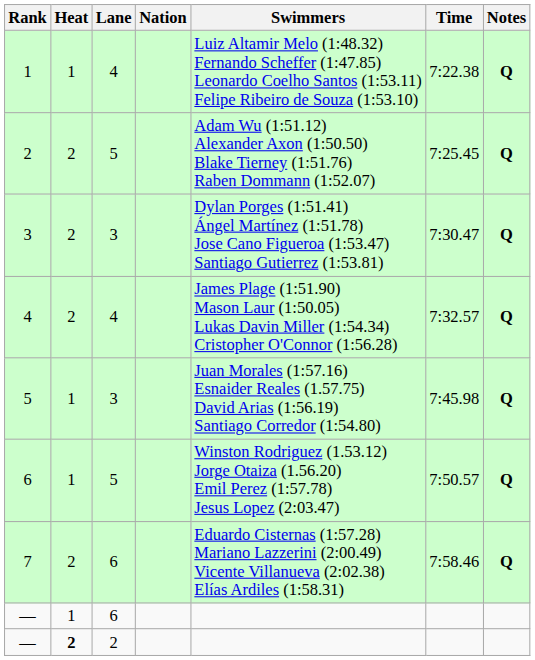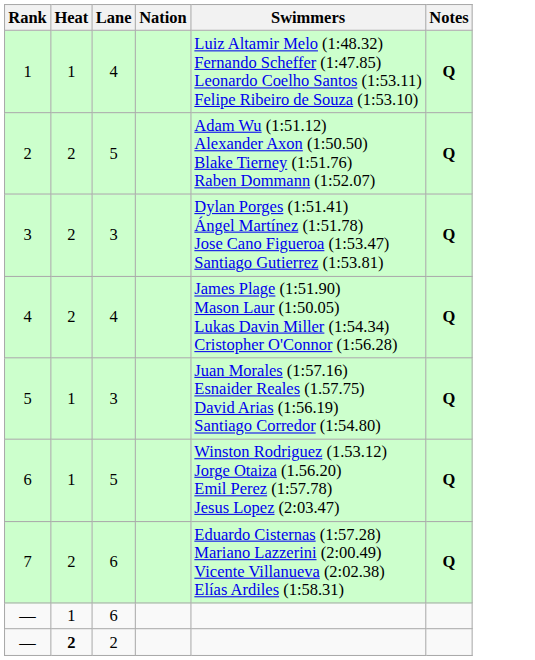- column: (454, 17)
